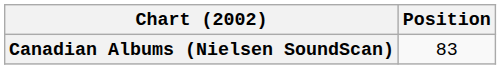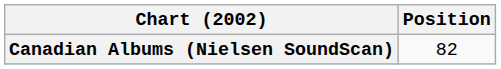(447, 50) 83 -> (447, 50) 82
